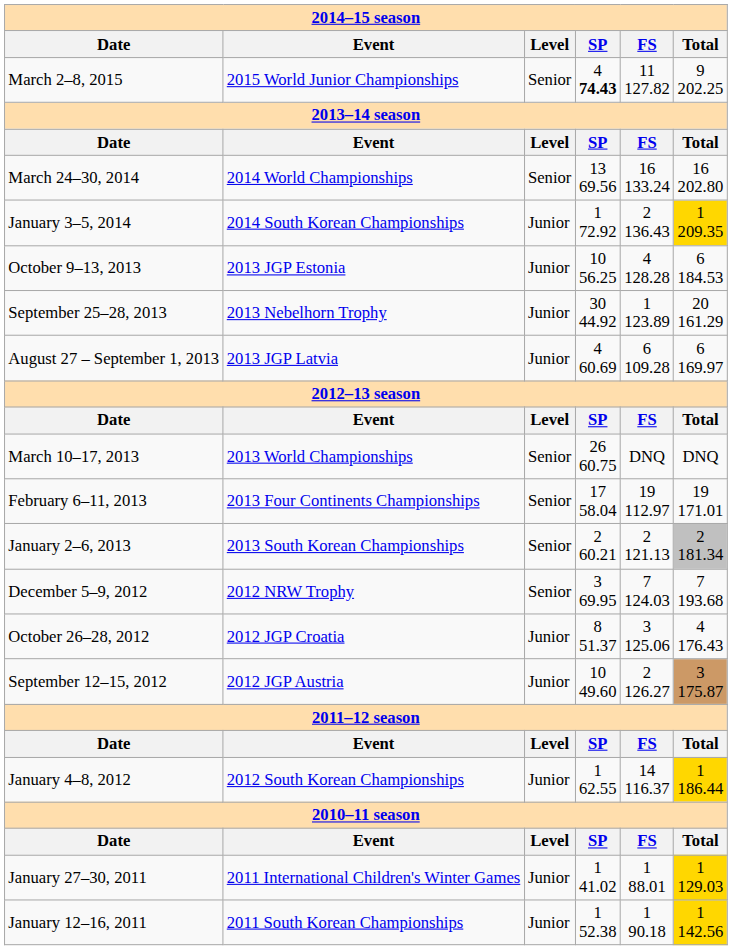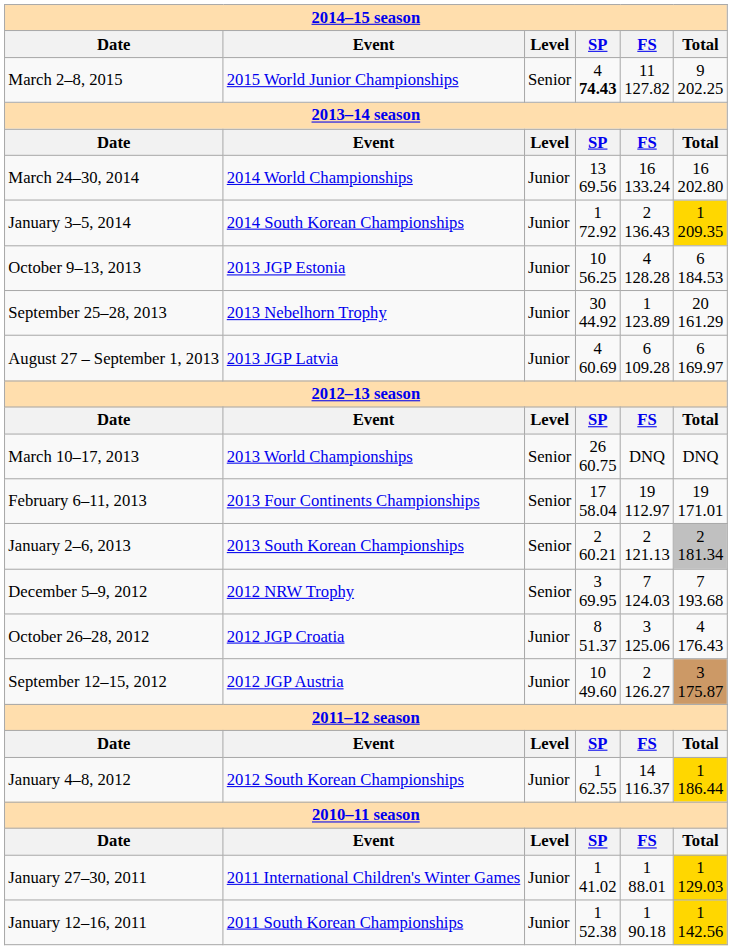(550, 177) Senior -> (549, 177) Junior
